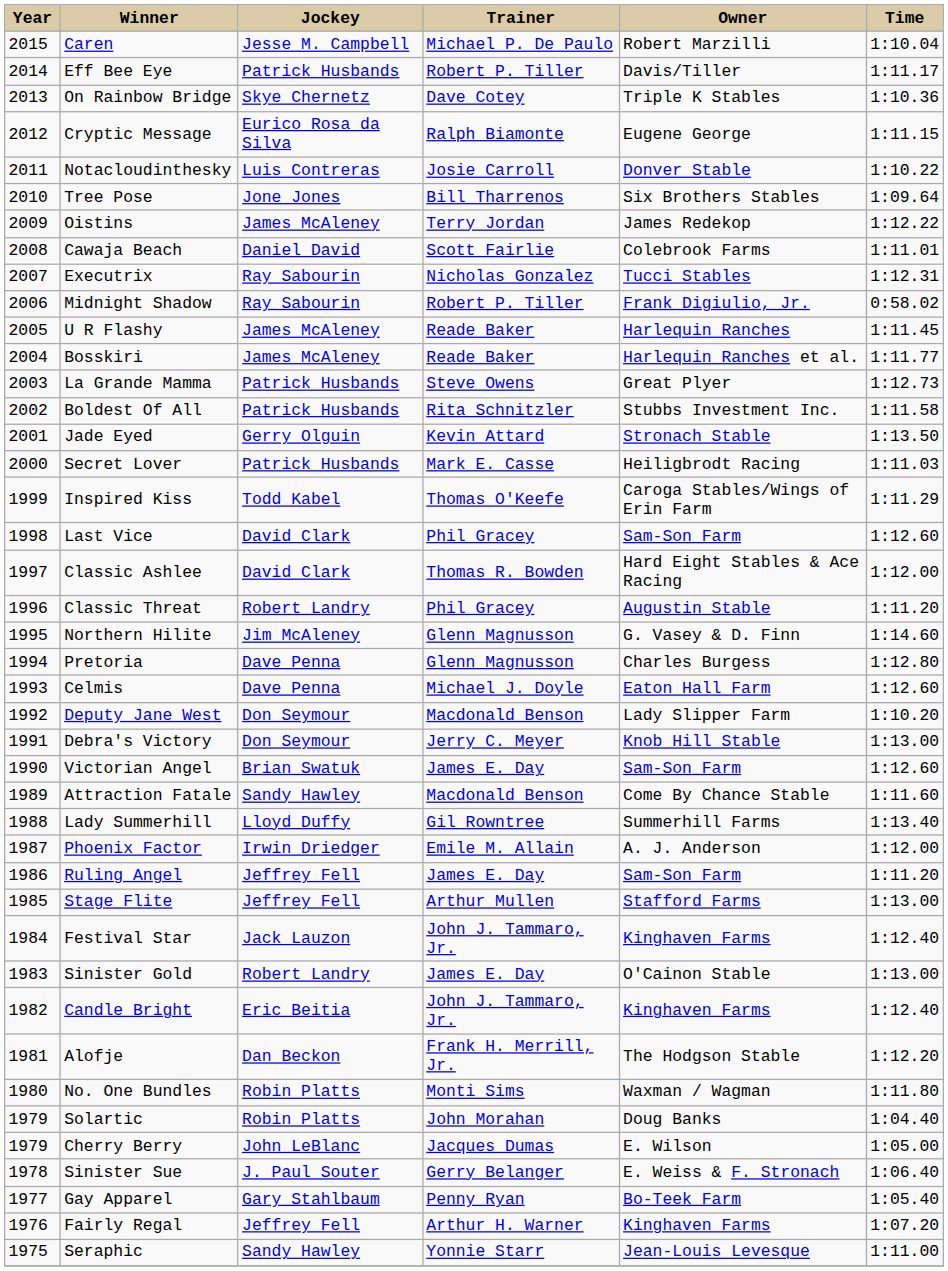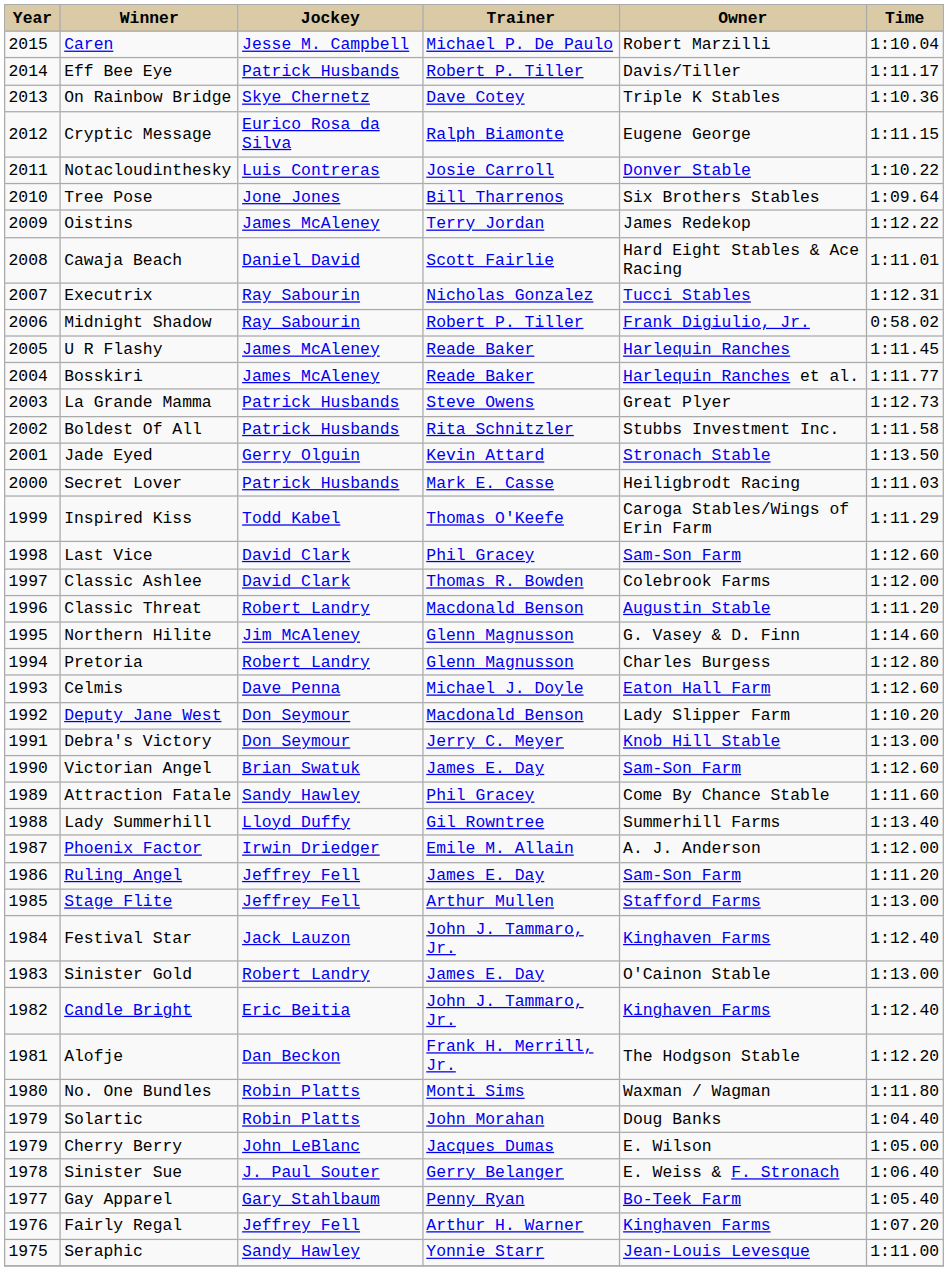(697, 250) Colebrook Farms -> (741, 260) Hard Eight Stables & Ace Racing
(741, 572) Hard Eight Stables & Ace Racing -> (697, 582) Colebrook Farms
(480, 609) Phil Gracey -> (505, 609) Macdonald Benson
(291, 662) Dave Penna -> (306, 662) Robert Landry
(505, 795) Macdonald Benson -> (480, 795) Phil Gracey
